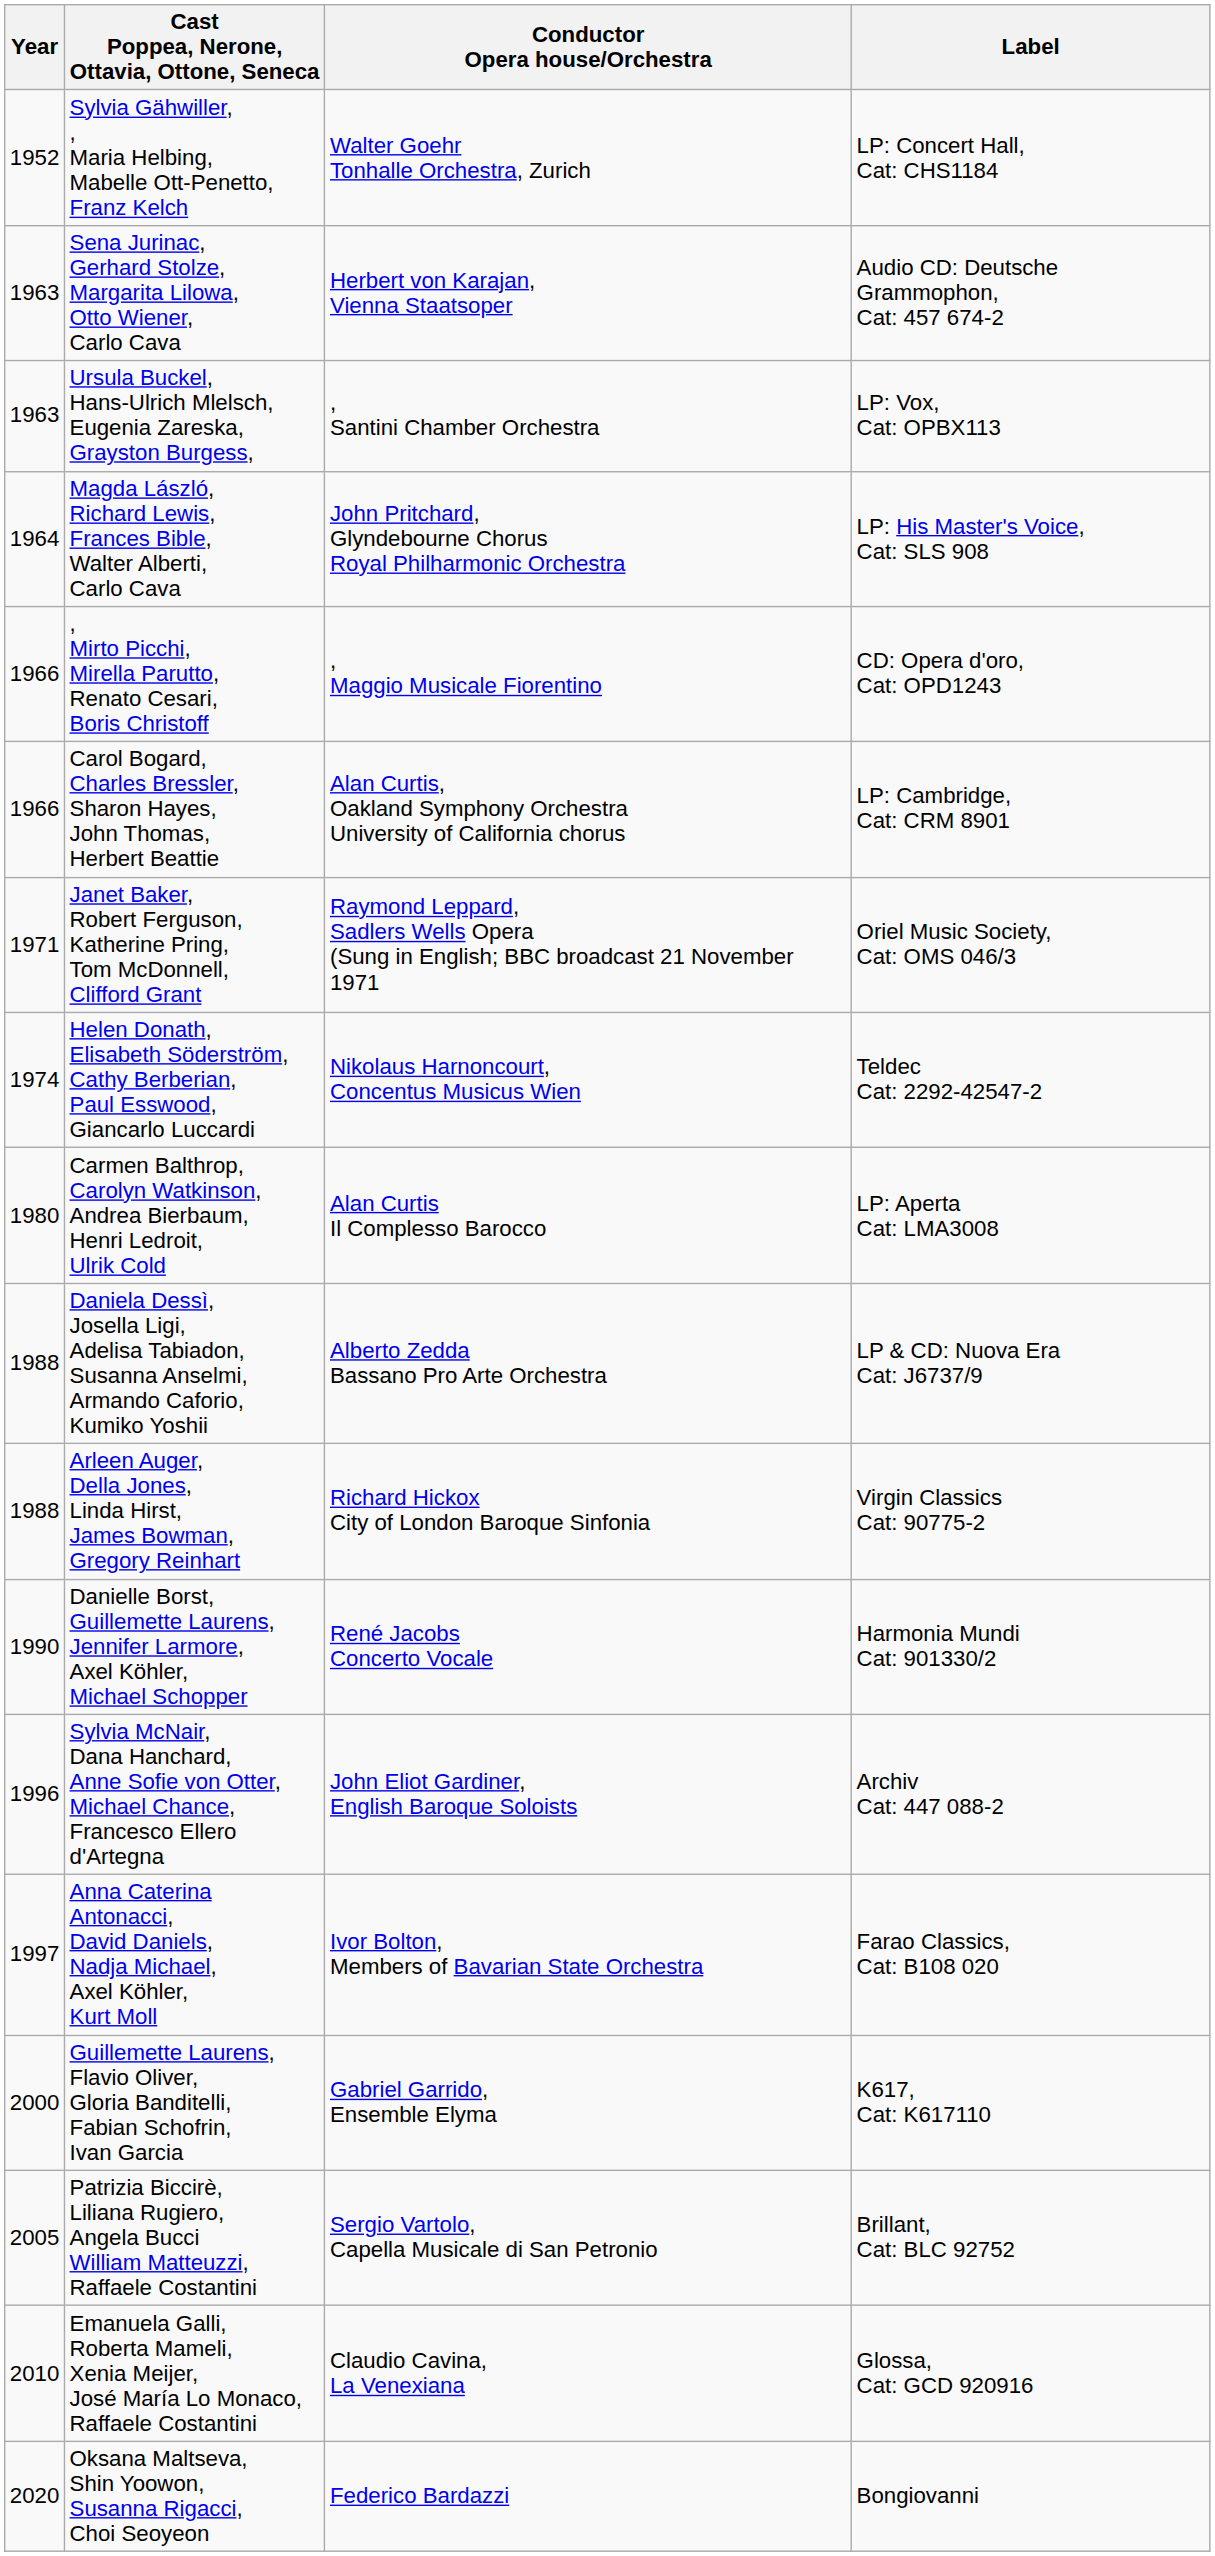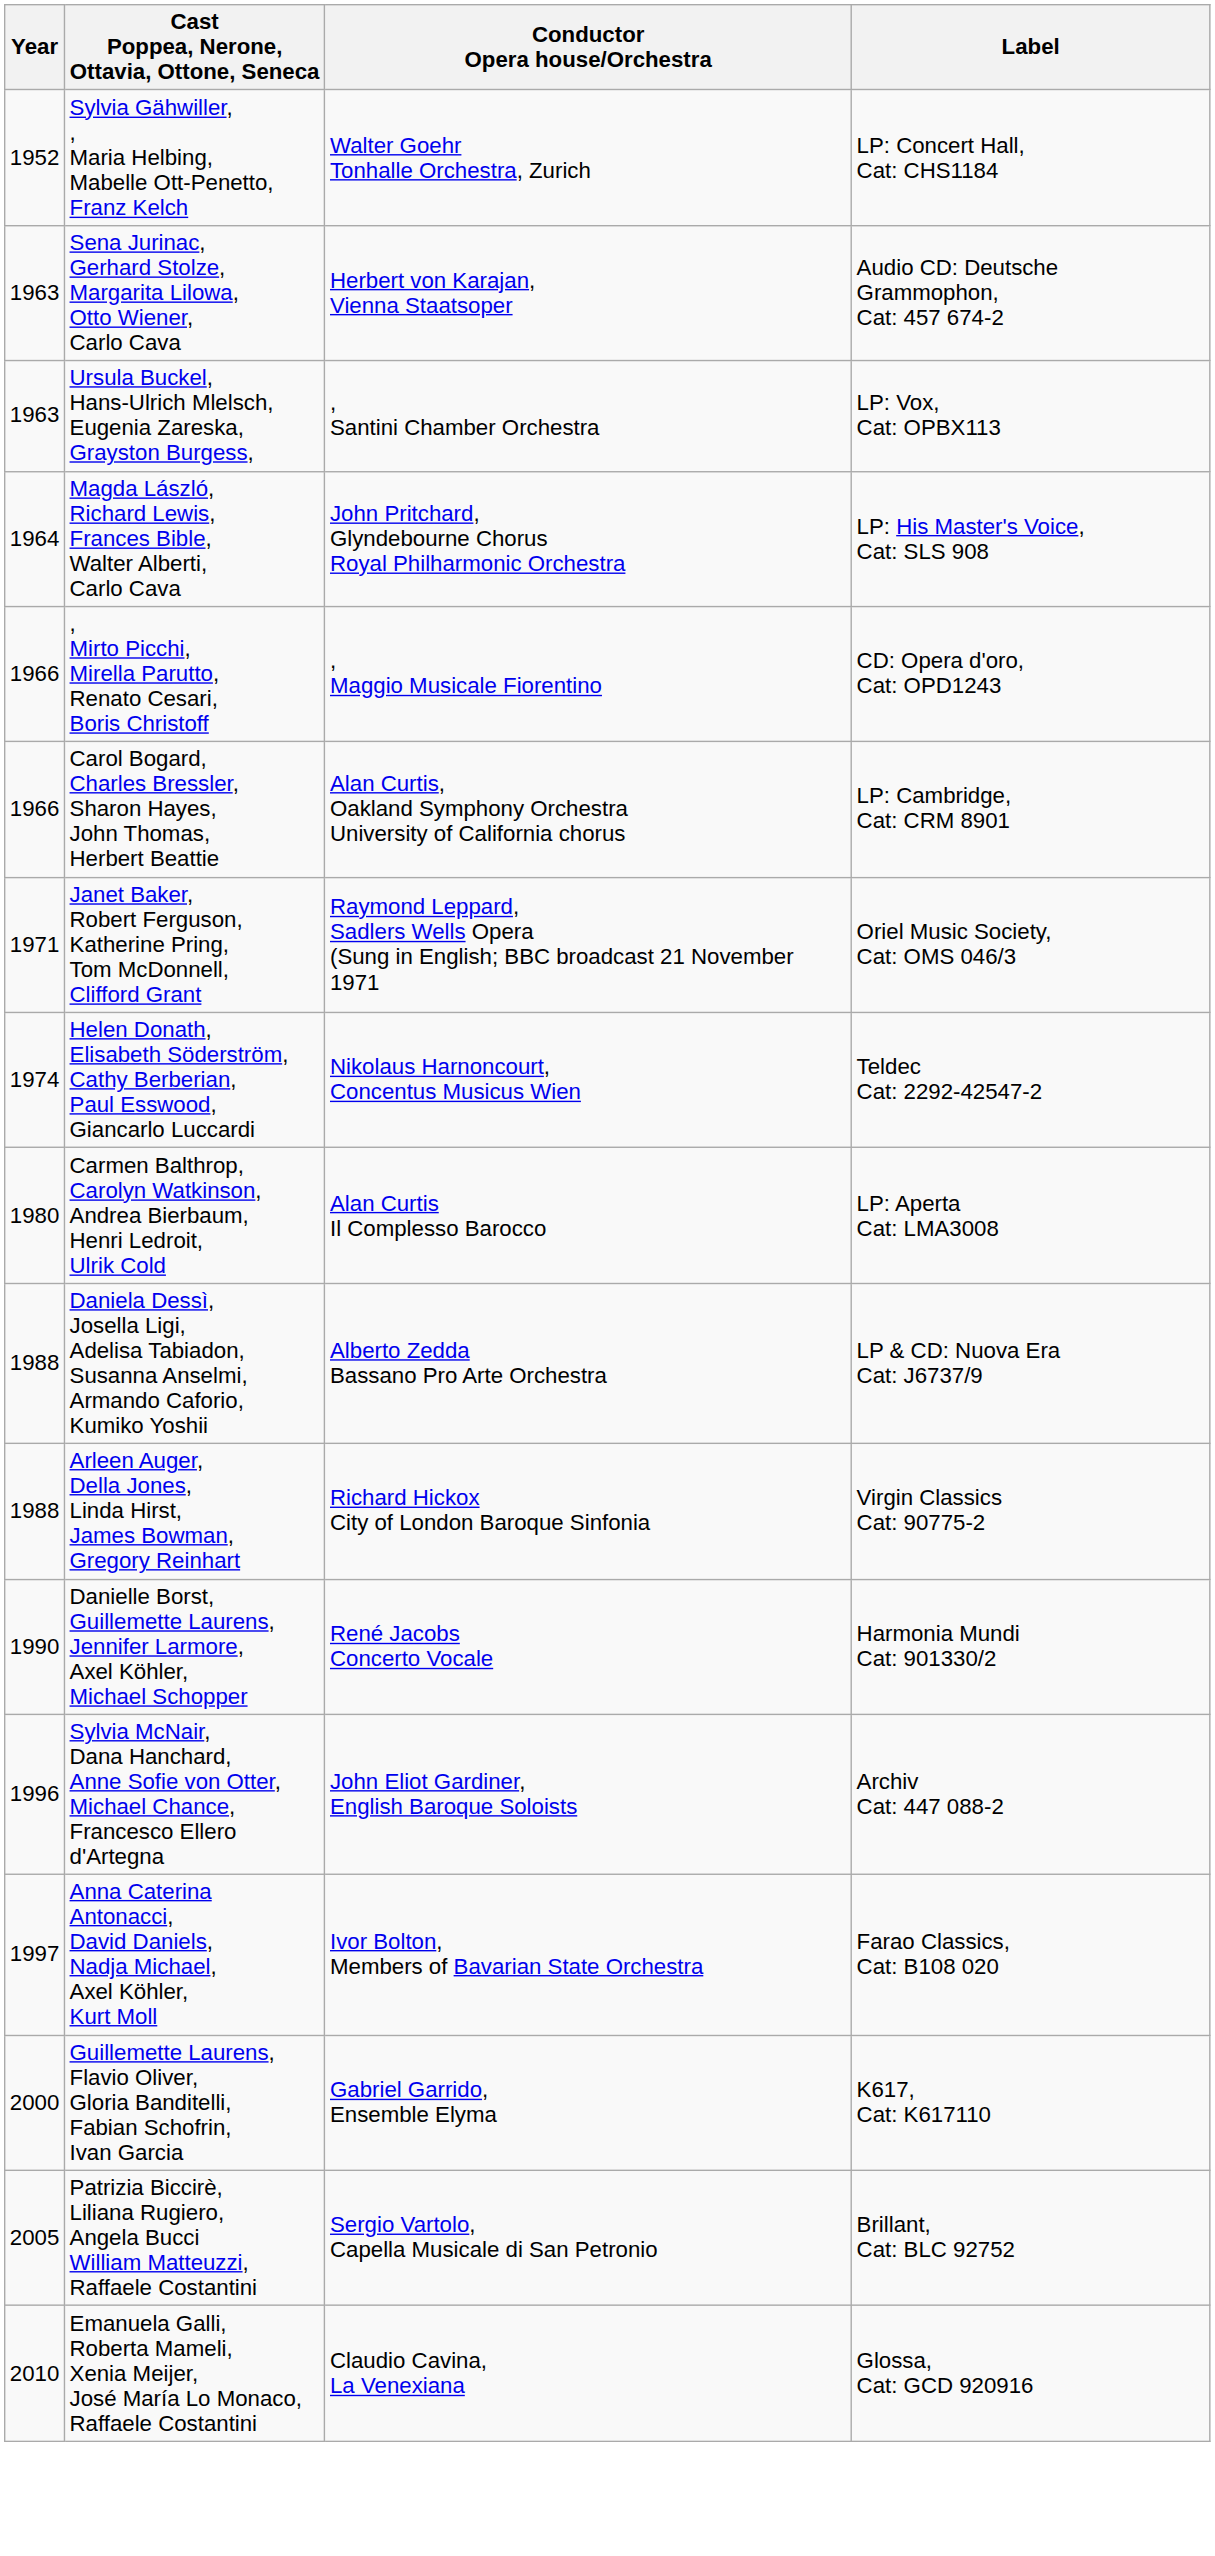- row: (159, 2495)
